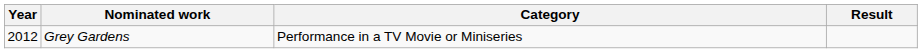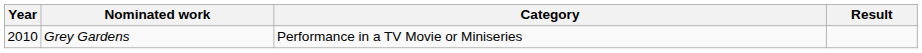(23, 36) 2012 -> (23, 36) 2010
